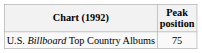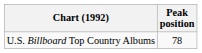(177, 40) 75 -> (177, 40) 78
